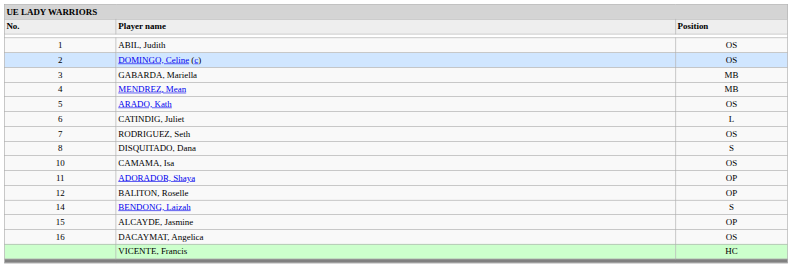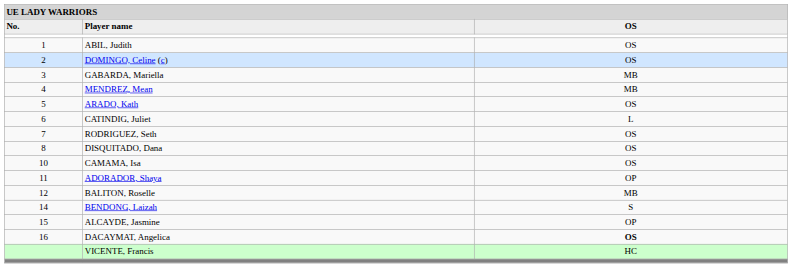(693, 26) Position -> (631, 26) OS
(731, 148) S -> (631, 148) OS
(731, 193) OP -> (631, 193) MB
(731, 237) normal -> (631, 237) bold
